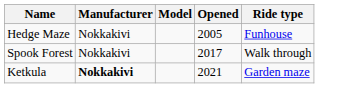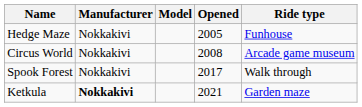+ row: (40, 53)
